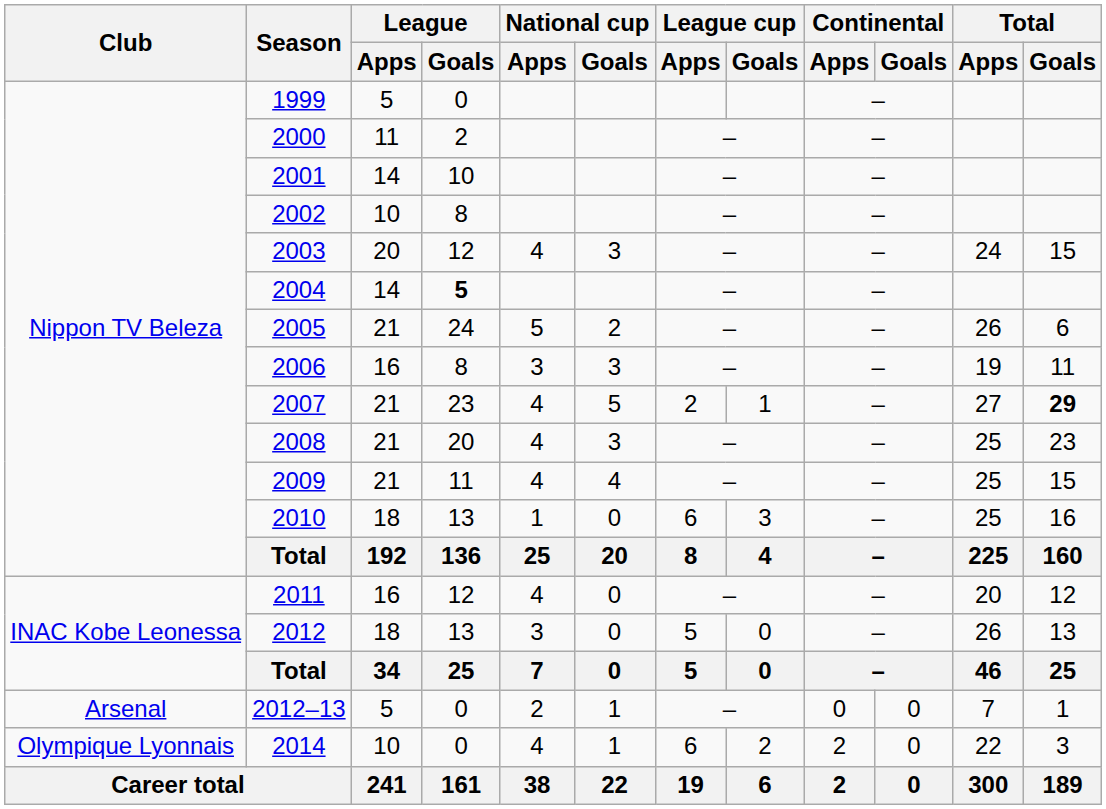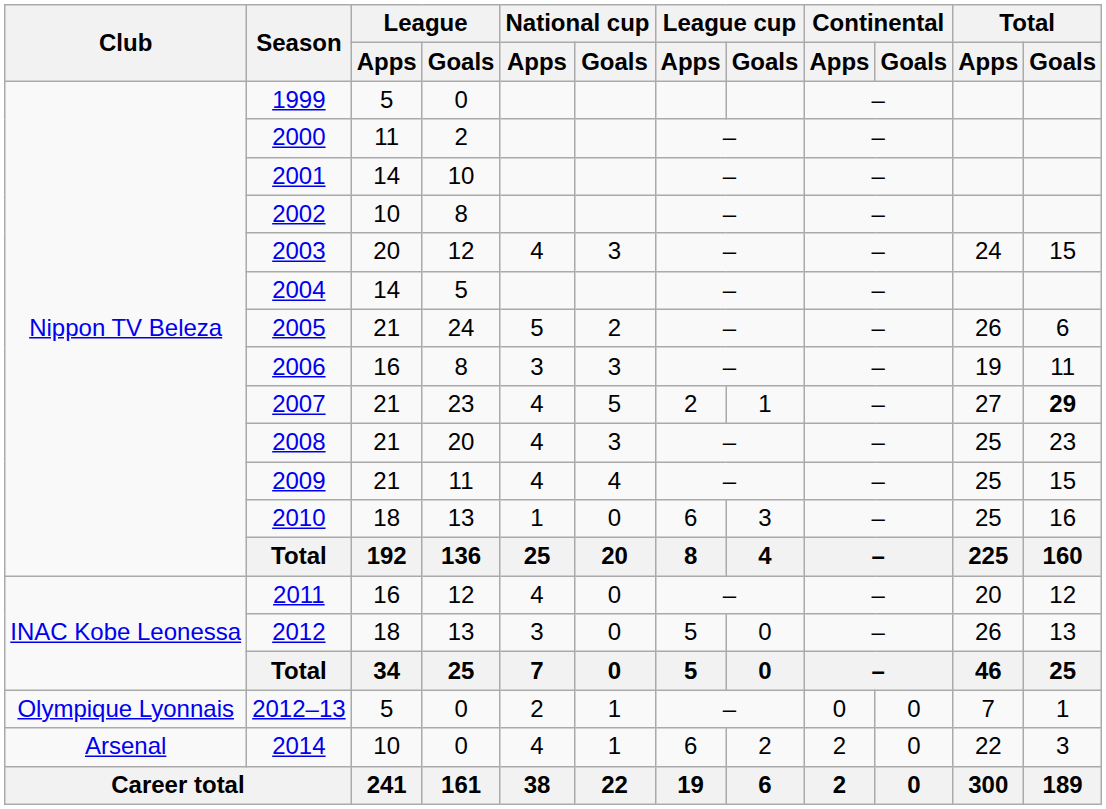(461, 289) bold -> (461, 289) normal
(126, 708) Arsenal -> (126, 708) Olympique Lyonnais
(126, 746) Olympique Lyonnais -> (126, 746) Arsenal
